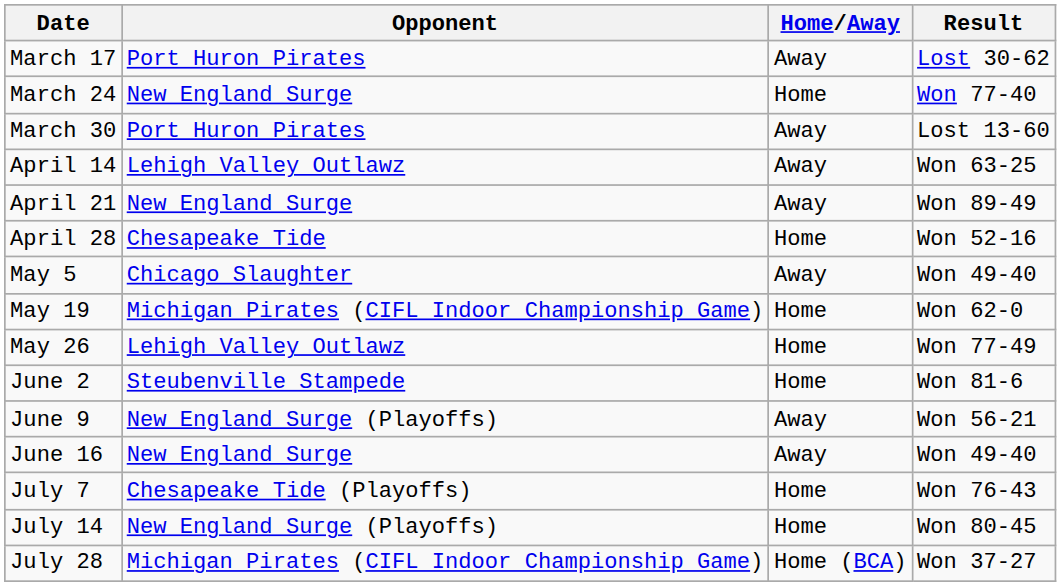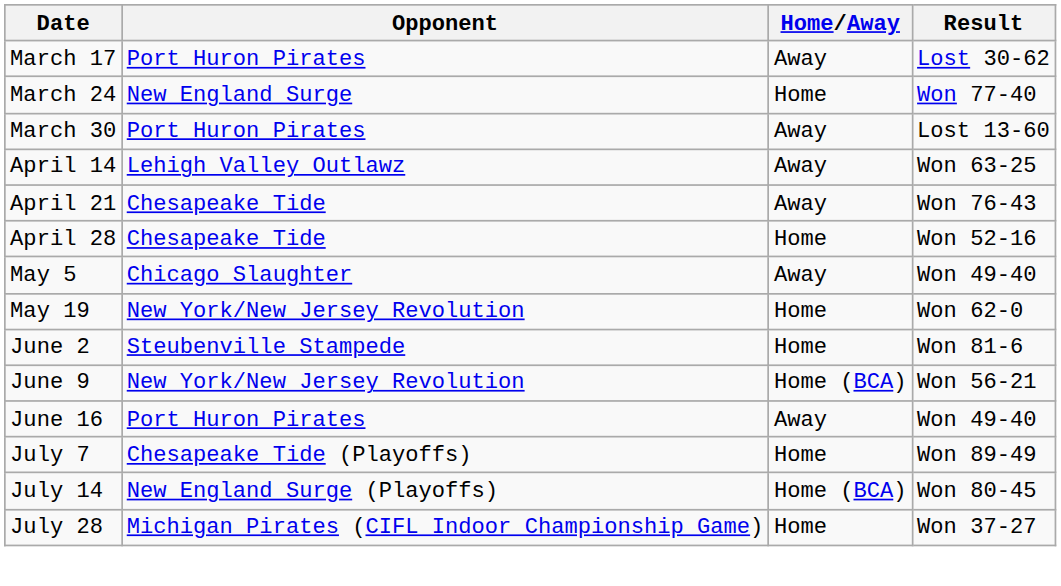(239, 203) New England Surge -> (226, 203) Chesapeake Tide
(977, 203) Won 89-49 -> (977, 203) Won 76-43
(445, 311) Michigan Pirates (CIFL Indoor Championship Game) -> (326, 311) New York/New Jersey Revolution
- row: (50, 347)
(312, 419) New England Surge (Playoffs) -> (326, 383) New York/New Jersey Revolution
(800, 419) Away -> (840, 383) Home (BCA)
(239, 455) New England Surge -> (246, 419) Port Huron Pirates
(977, 491) Won 76-43 -> (977, 455) Won 89-49
(800, 527) Home -> (840, 491) Home (BCA)
(840, 563) Home (BCA) -> (800, 527) Home
